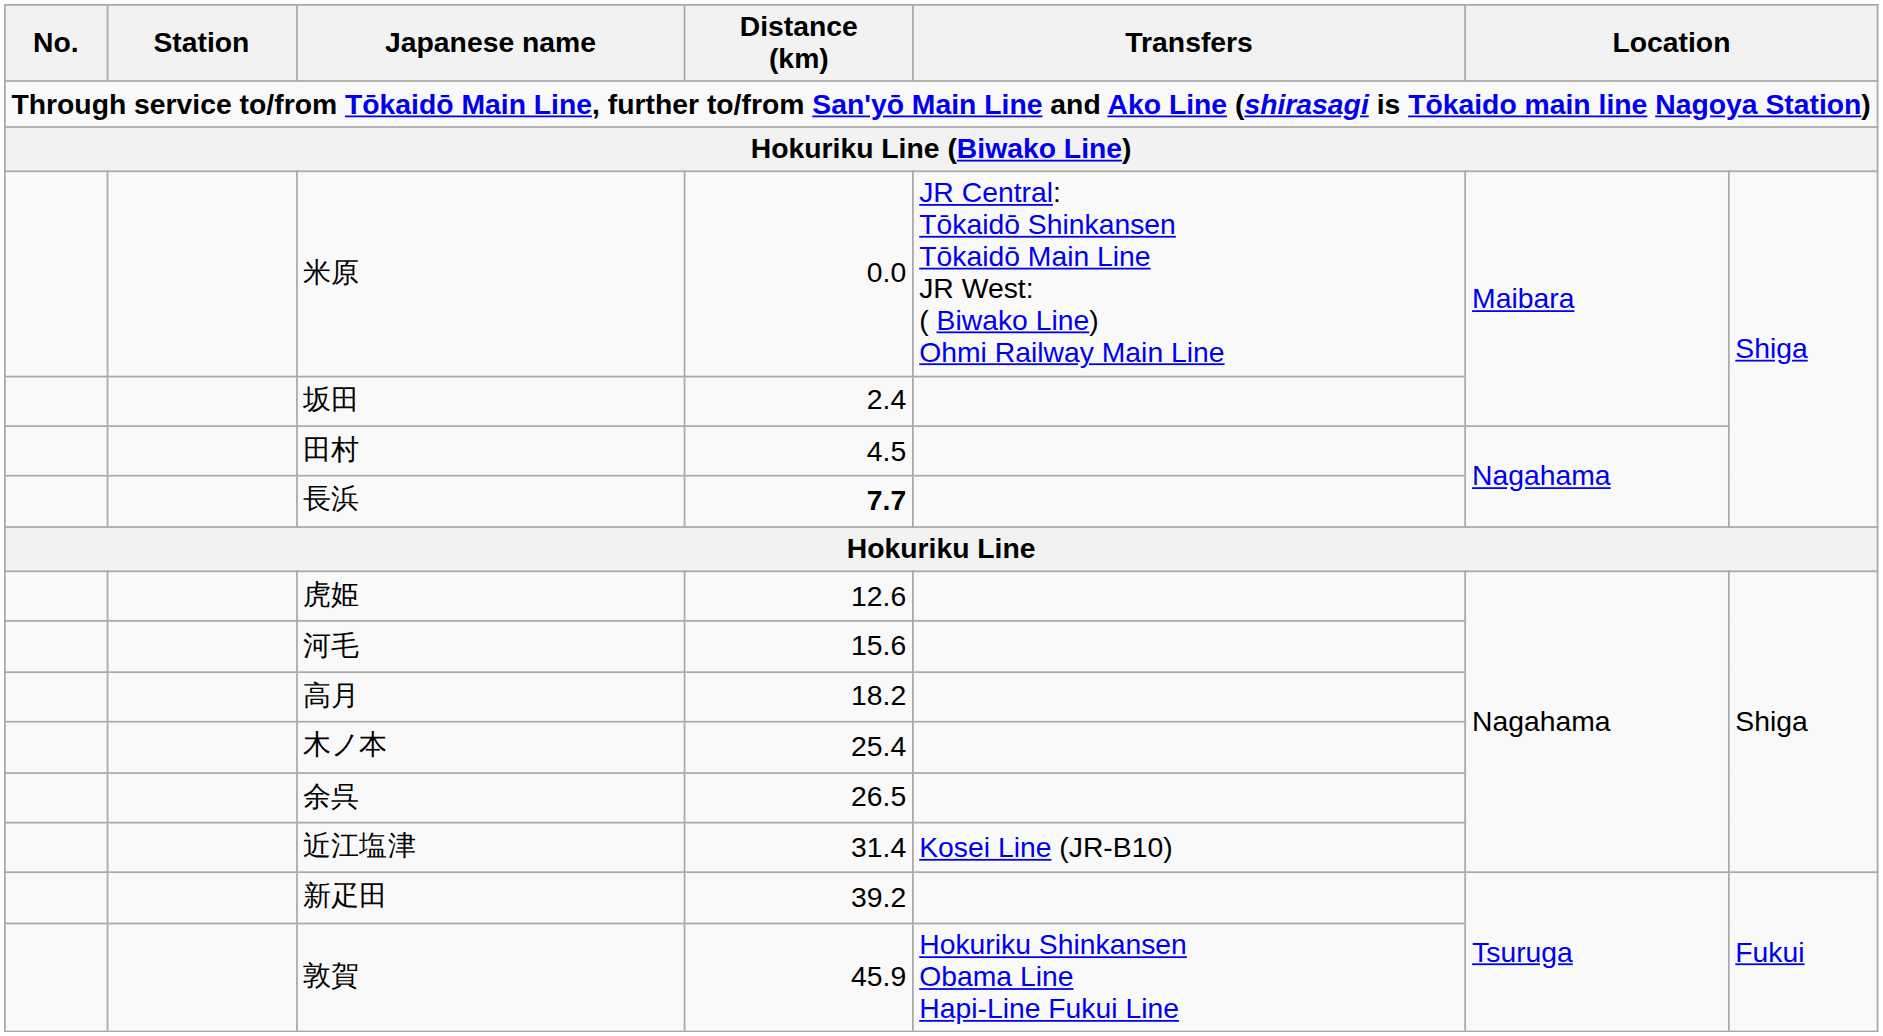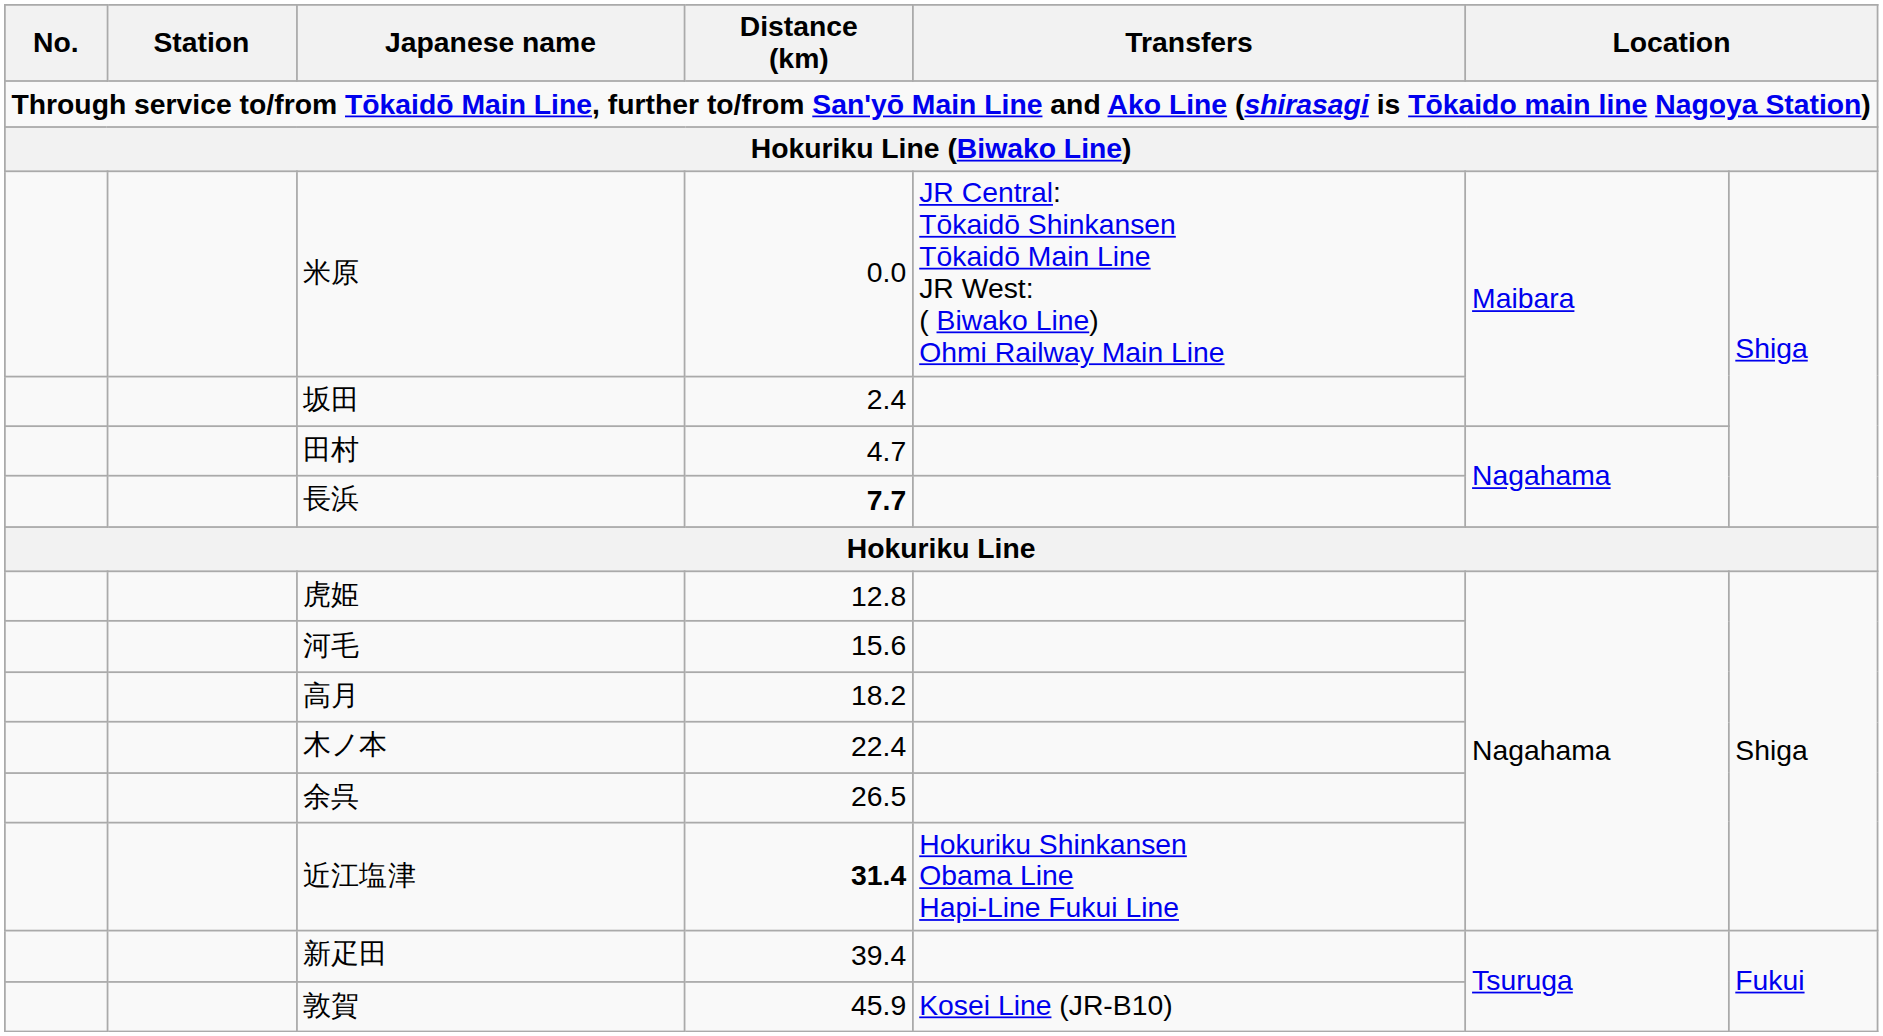(886, 450) 4.5 -> (886, 450) 4.7
(879, 596) 12.6 -> (879, 596) 12.8
(879, 746) 25.4 -> (879, 746) 22.4
(879, 847) normal -> (879, 876) bold
(1046, 847) Kosei Line (JR-B10) -> (1053, 876) Hokuriku Shinkansen Obama Line Hapi-Line Fukui Line
(879, 897) 39.2 -> (879, 955) 39.4
(1053, 976) Hokuriku Shinkansen Obama Line Hapi-Line Fukui Line -> (1046, 1005) Kosei Line (JR-B10)
